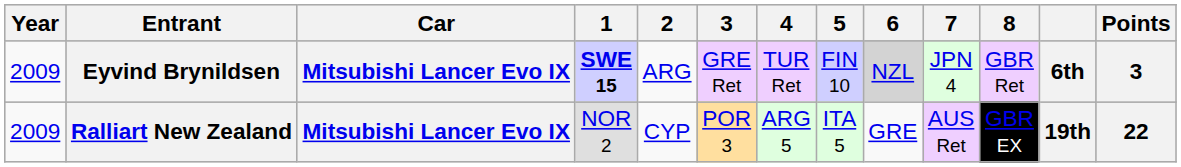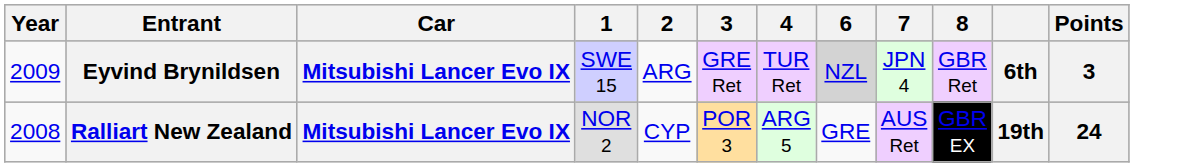- column: (839, 23)
(606, 71) bold -> (606, 71) normal
(35, 132) 2009 -> (35, 132) 2008
(1136, 132) 22 -> (1089, 132) 24
